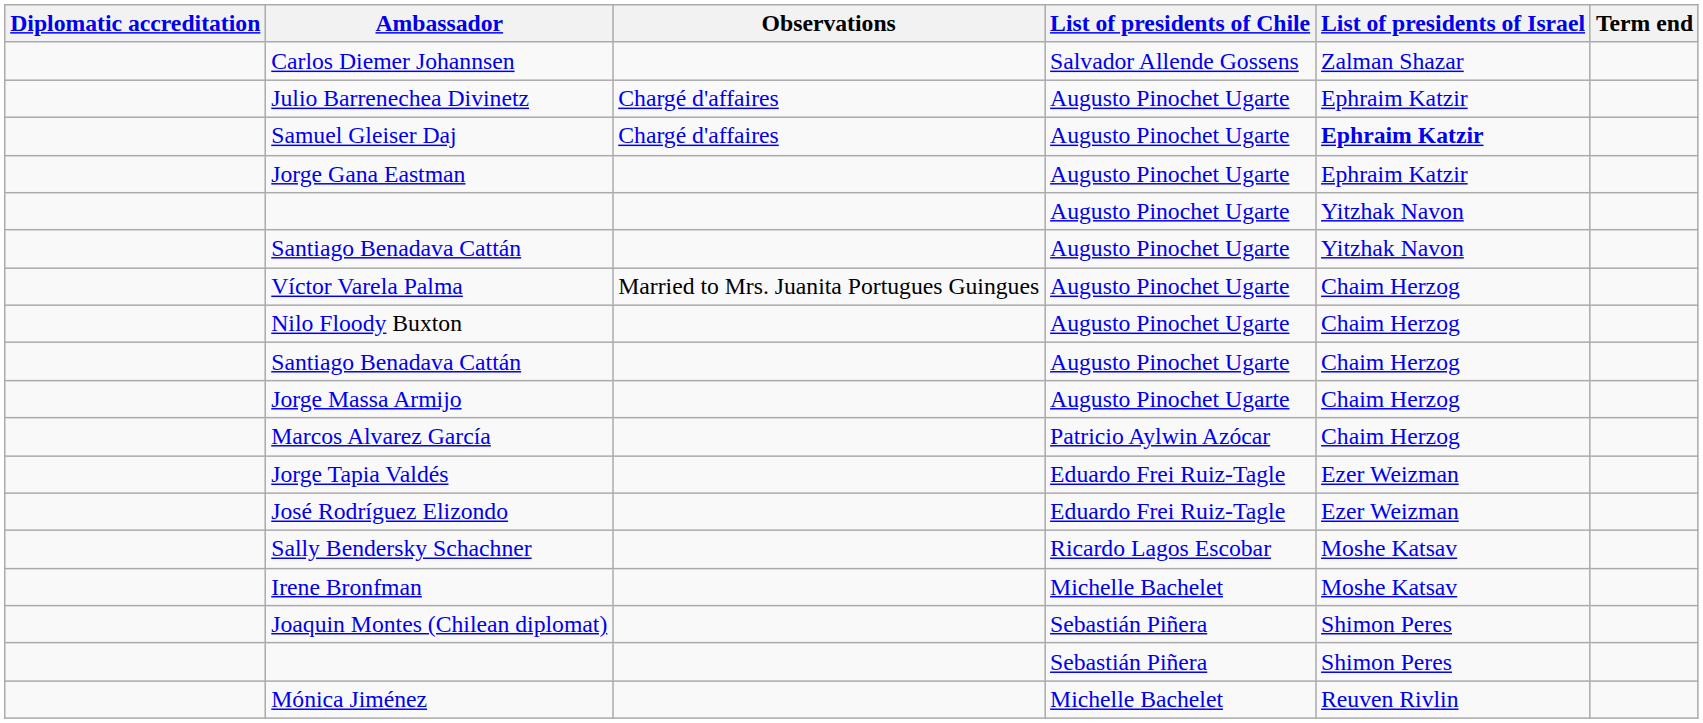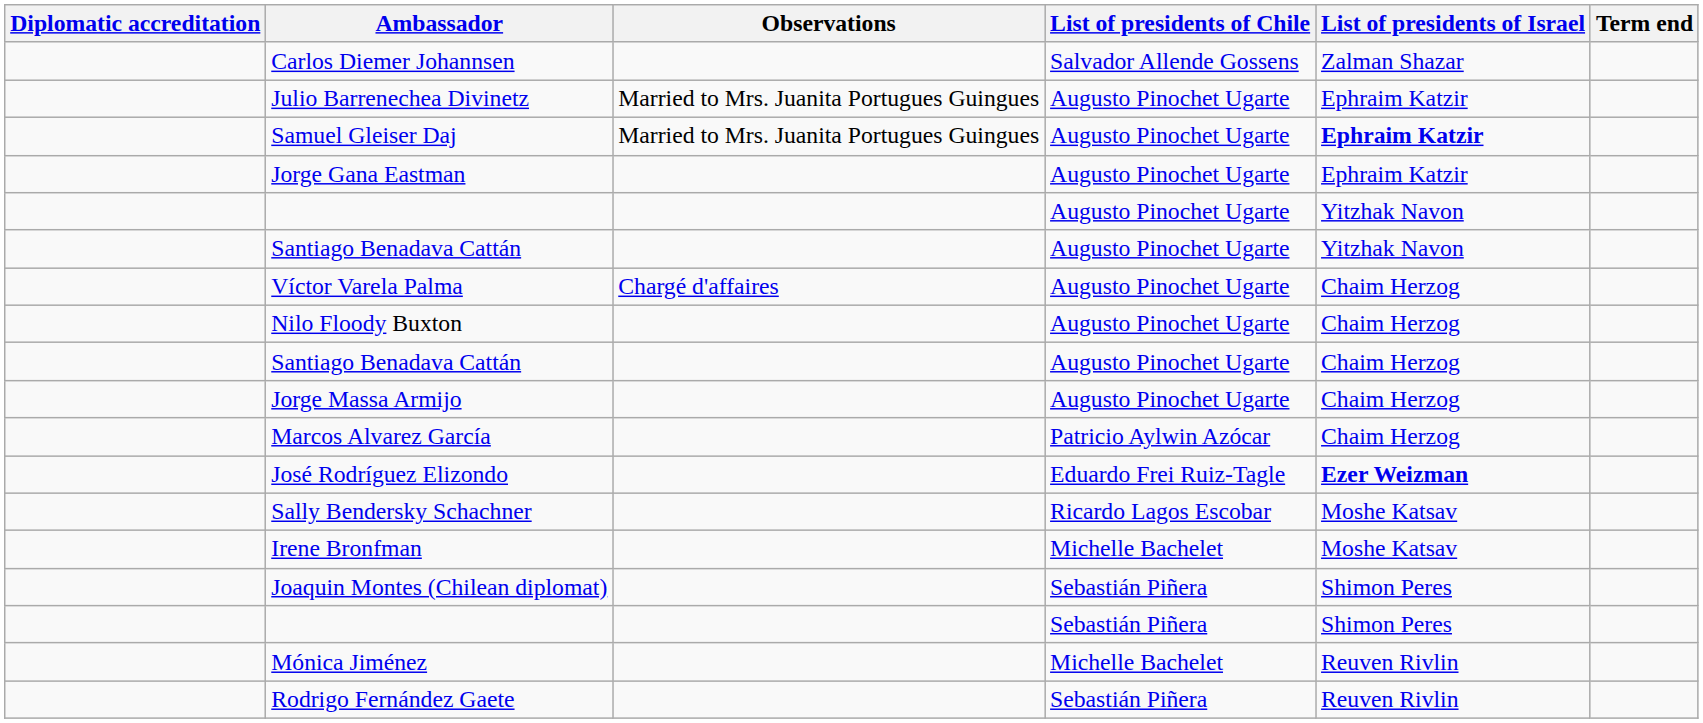(699, 98) Chargé d'affaires -> (829, 98) Married to Mrs. Juanita Portugues Guingues
(699, 135) Chargé d'affaires -> (829, 135) Married to Mrs. Juanita Portugues Guingues
(829, 286) Married to Mrs. Juanita Portugues Guingues -> (699, 286) Chargé d'affaires
- row: (360, 473)
(1390, 511) normal -> (1395, 473) bold
+ row: (393, 699)
